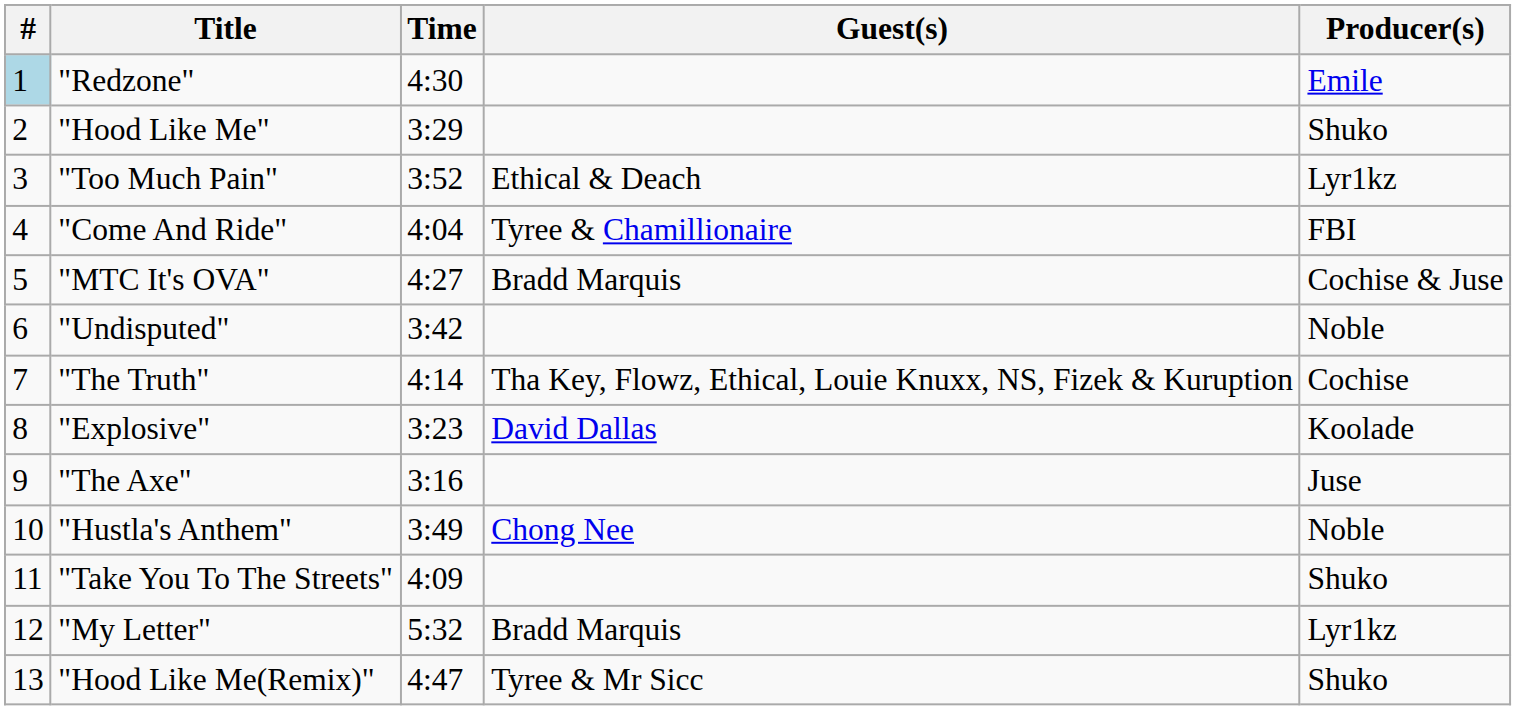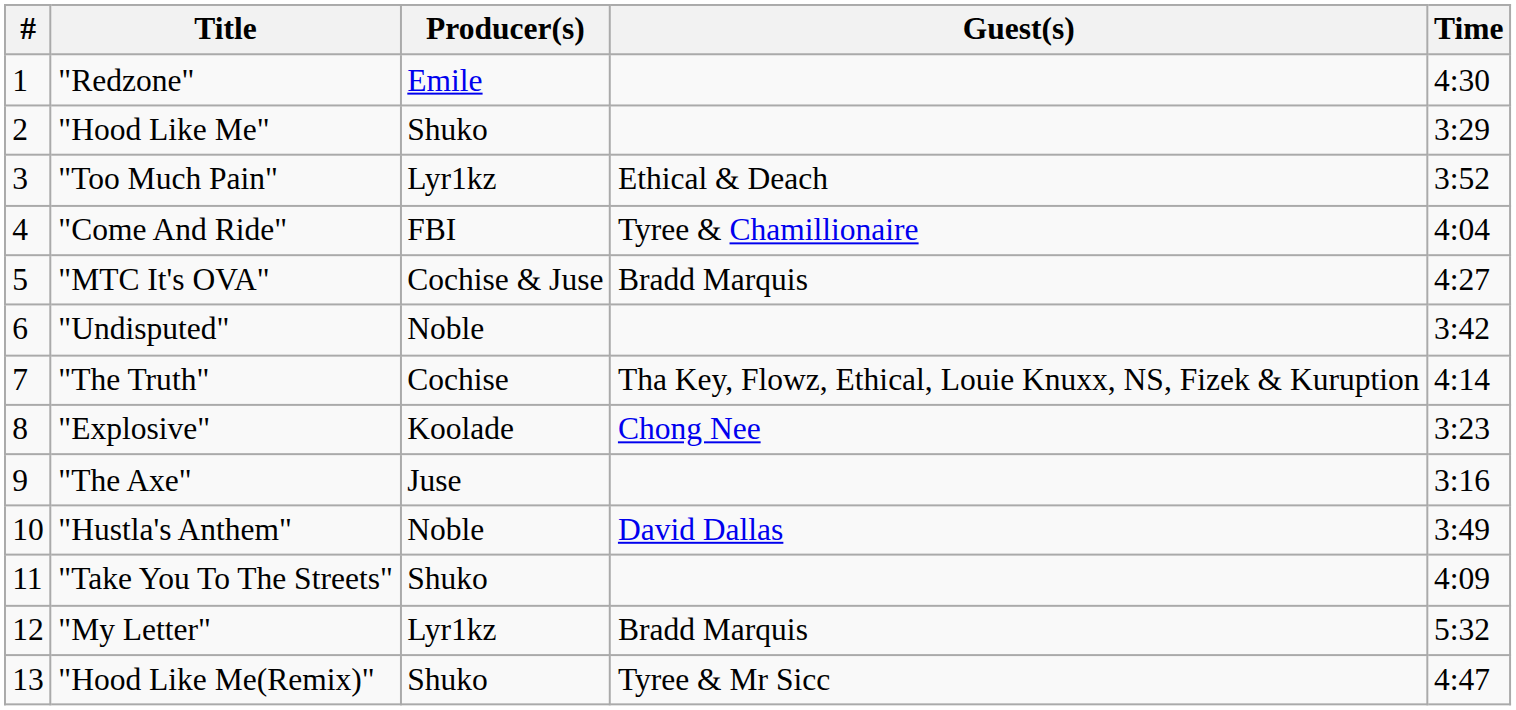columns swapped: (1405, 29) <-> (442, 29)
(20, 79) lightblue background -> (20, 79) no background
(574, 429) David Dallas -> (689, 429) Chong Nee
(563, 529) Chong Nee -> (701, 529) David Dallas
